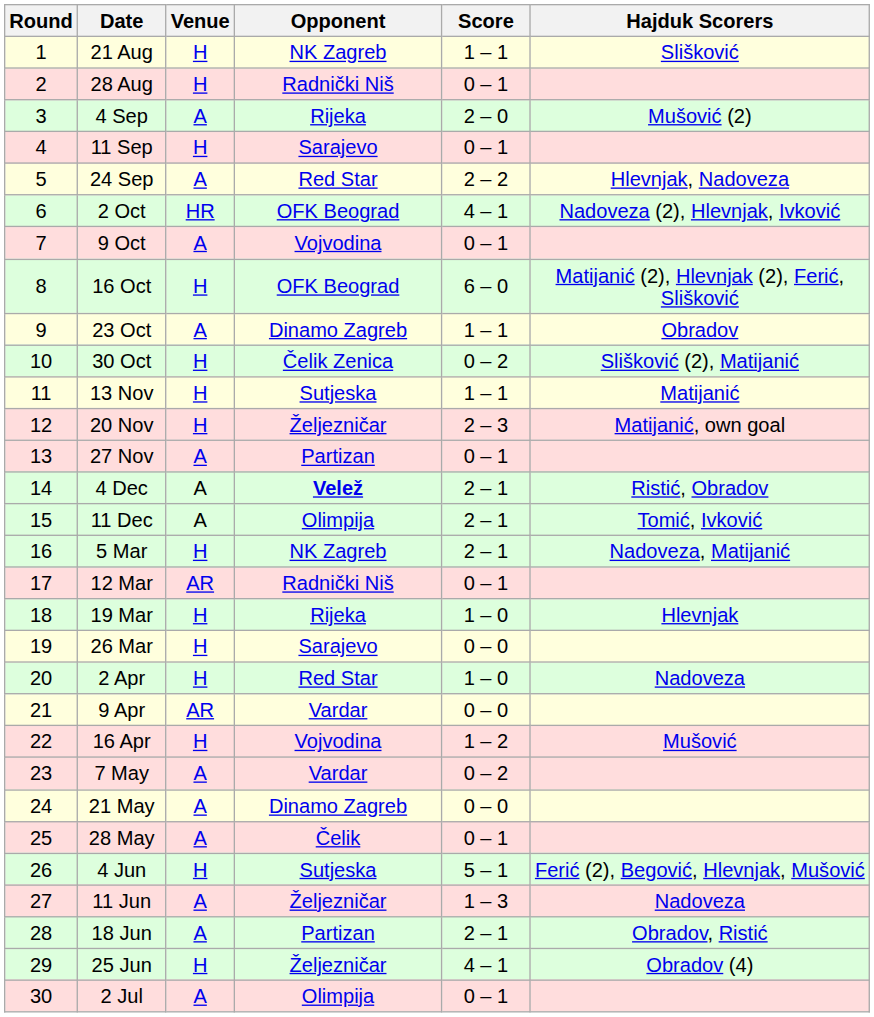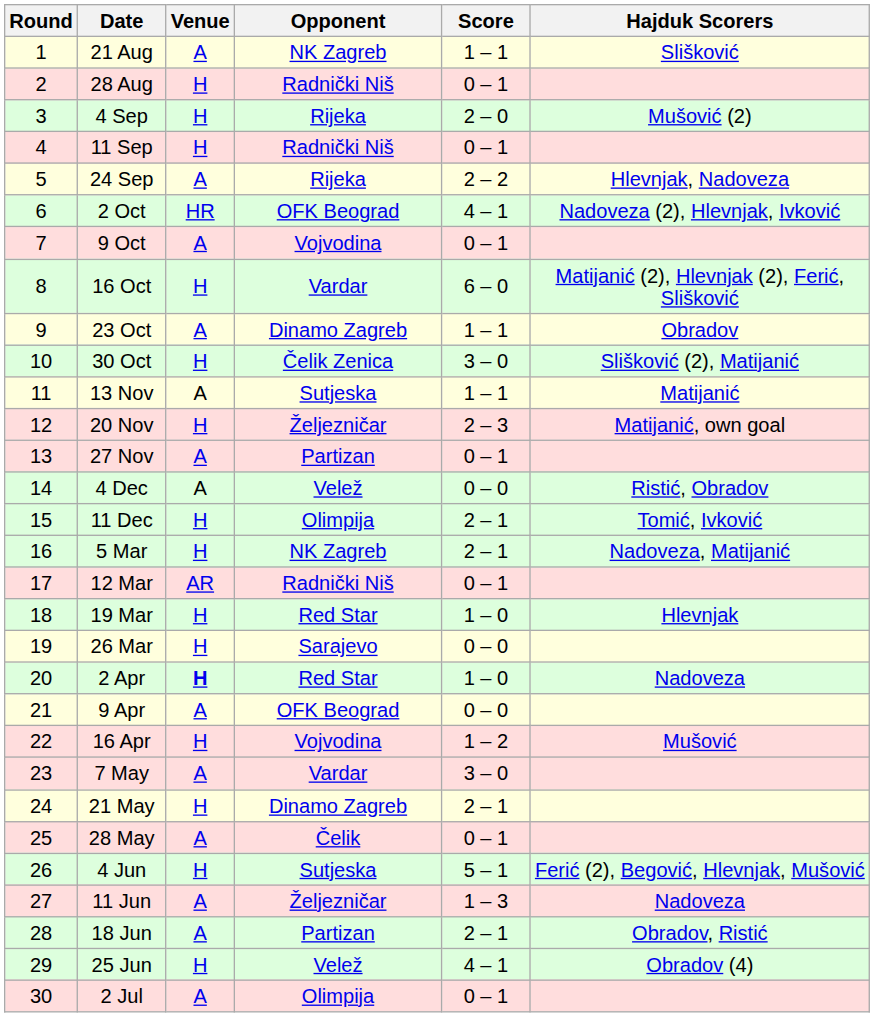(200, 52) H -> (200, 52) A
(200, 116) A -> (200, 116) H
(338, 148) Sarajevo -> (338, 148) Radnički Niš
(338, 180) Red Star -> (338, 180) Rijeka
(338, 286) OFK Beograd -> (338, 286) Vardar
(486, 361) 0 – 2 -> (486, 361) 3 – 0
(200, 393) H -> (200, 393) A
(338, 488) bold -> (338, 488) normal
(486, 488) 2 – 1 -> (486, 488) 0 – 0
(200, 520) A -> (200, 520) H
(338, 615) Rijeka -> (338, 615) Red Star
(200, 678) normal -> (200, 678) bold
(200, 710) AR -> (200, 710) A
(338, 710) Vardar -> (338, 710) OFK Beograd
(486, 774) 0 – 2 -> (486, 774) 3 – 0
(200, 805) A -> (200, 805) H
(486, 805) 0 – 0 -> (486, 805) 2 – 1
(338, 964) Željezničar -> (338, 964) Velež
